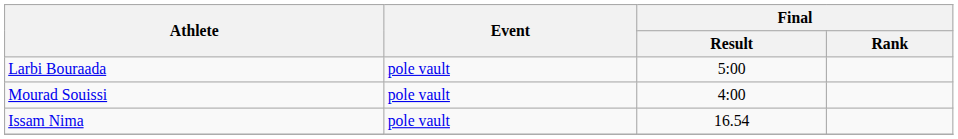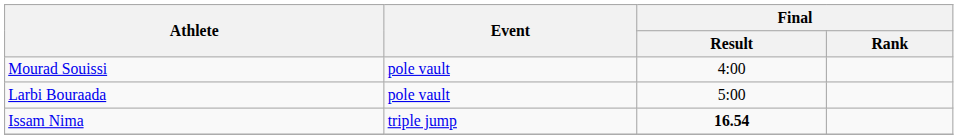rows swapped: (57, 69) <-> (58, 95)
(419, 121) pole vault -> (422, 121) triple jump
(732, 121) normal -> (732, 121) bold
